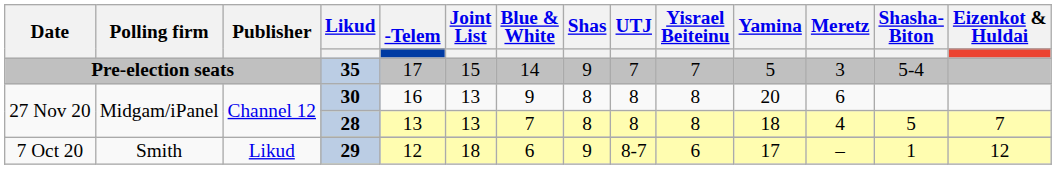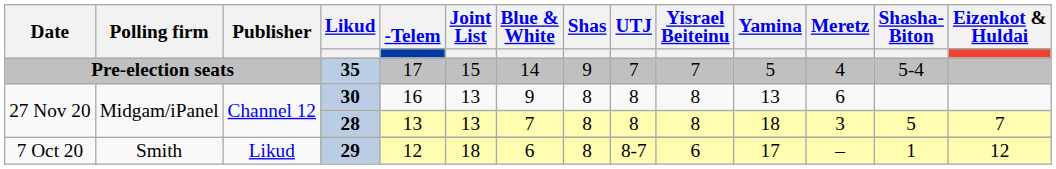(840, 71) 3 -> (840, 71) 4
(770, 97) 20 -> (770, 97) 13
(840, 123) 4 -> (840, 123) 3
(587, 150) 9 -> (587, 150) 8
